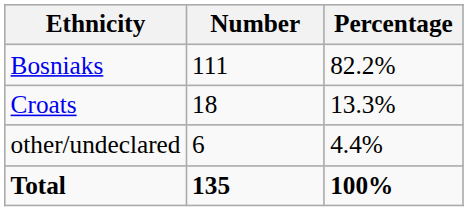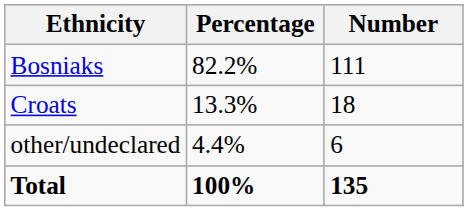columns swapped: (255, 24) <-> (393, 24)
